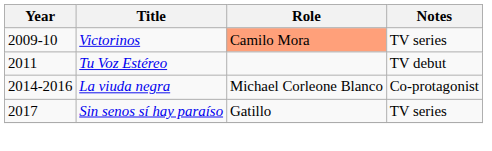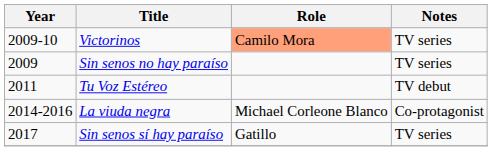+ row: (154, 63)
